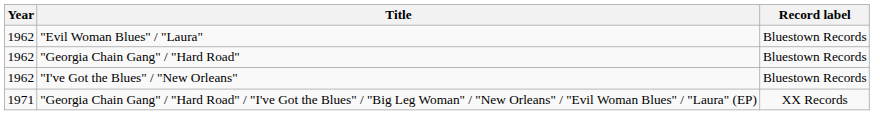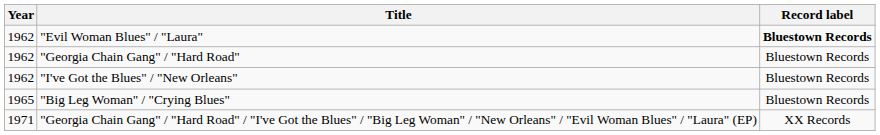(815, 36) normal -> (817, 36) bold
+ row: (135, 99)
